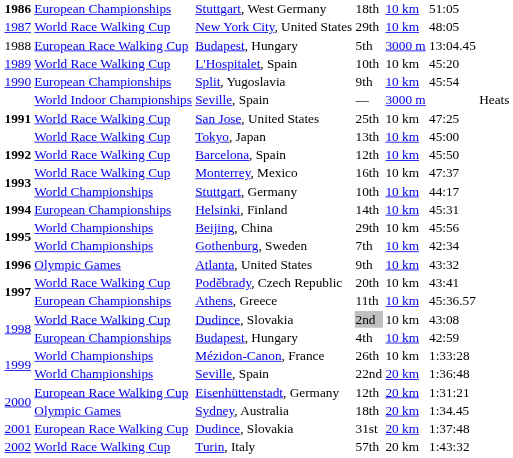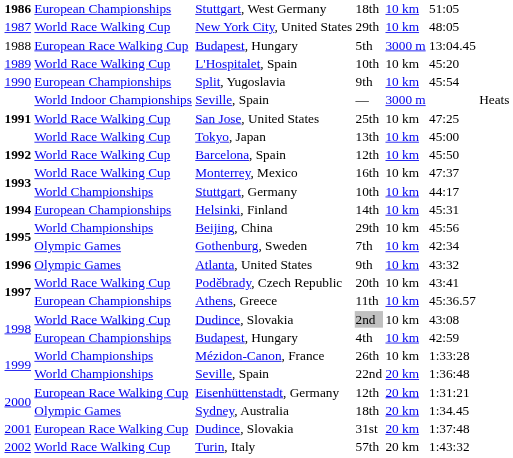(94, 246) World Championships -> (78, 246) Olympic Games
